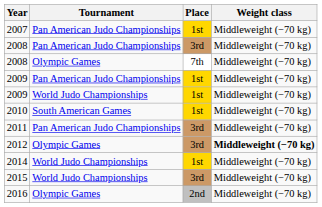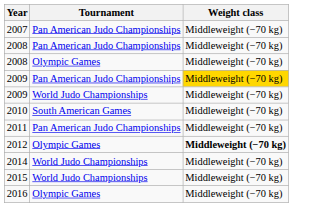- column: (197, 12)
(262, 78) no background -> (234, 78) gold background
